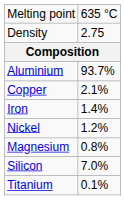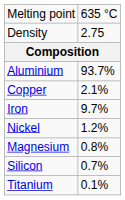(94, 109) 1.4% -> (94, 109) 9.7%
(94, 166) 7.0% -> (94, 166) 0.7%
